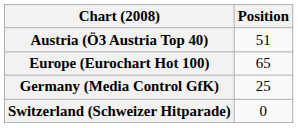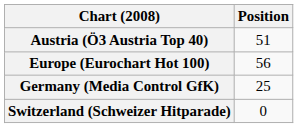(263, 63) 65 -> (263, 63) 56
